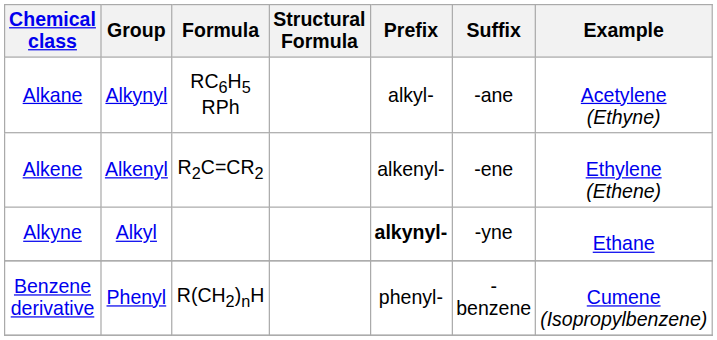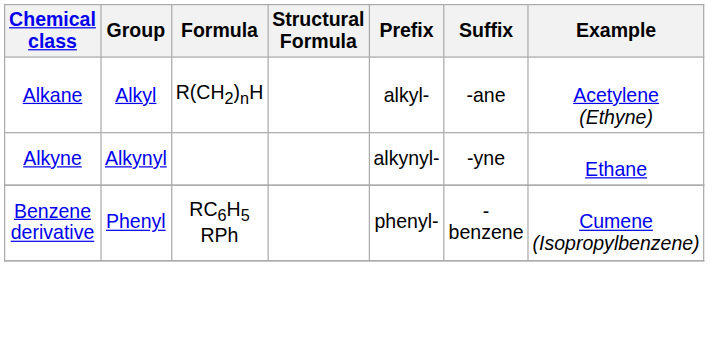(136, 94) Alkynyl -> (136, 94) Alkyl
(221, 94) RC6H5 RPh -> (219, 95) R(CH2)nH
- row: (53, 169)
(136, 233) Alkyl -> (136, 158) Alkynyl
(411, 233) bold -> (407, 158) normal
(221, 298) R(CH2)nH -> (219, 222) RC6H5 RPh
